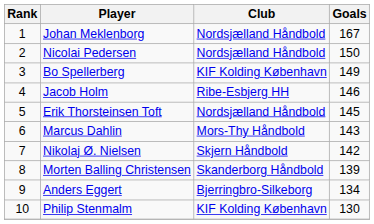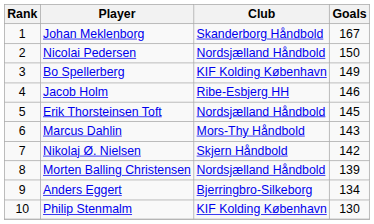(261, 33) Nordsjælland Håndbold -> (260, 33) Skanderborg Håndbold
(260, 170) Skanderborg Håndbold -> (261, 170) Nordsjælland Håndbold
